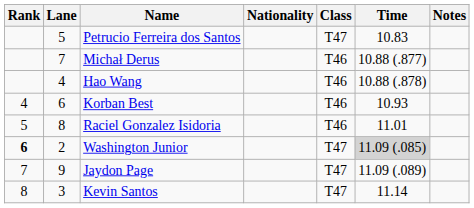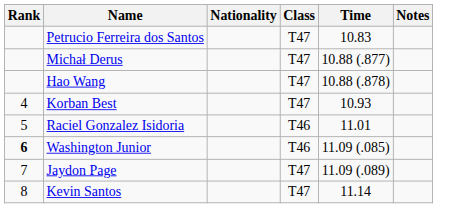- column: (62, 15)
(336, 59) T46 -> (299, 59) T47
(336, 81) T46 -> (299, 81) T47
(336, 103) T46 -> (299, 103) T47
(336, 147) T47 -> (299, 147) T46
(392, 147) lightgrey background -> (356, 147) no background
